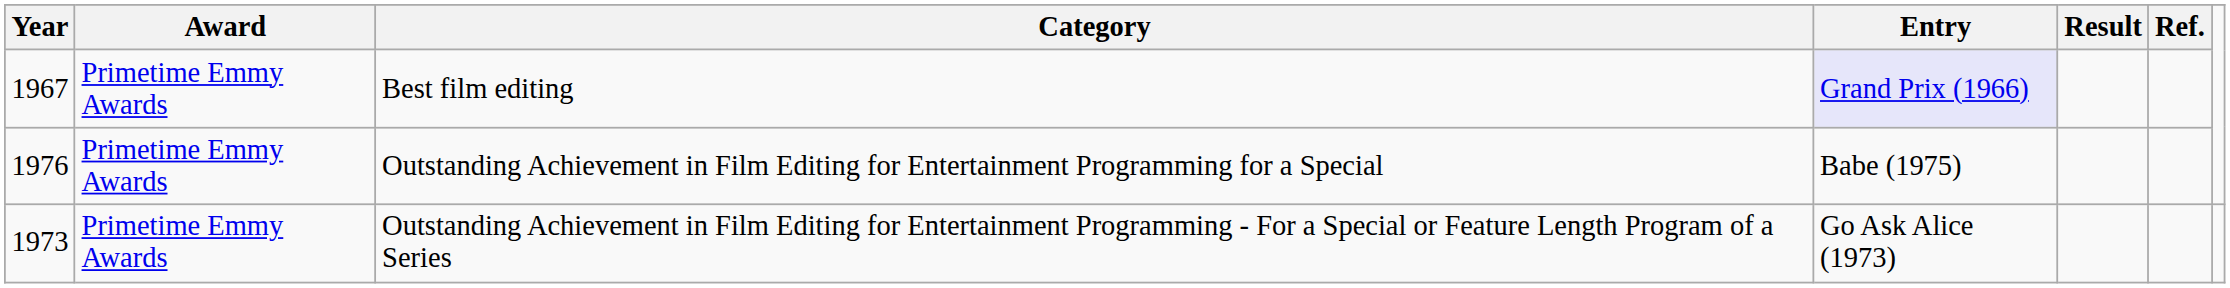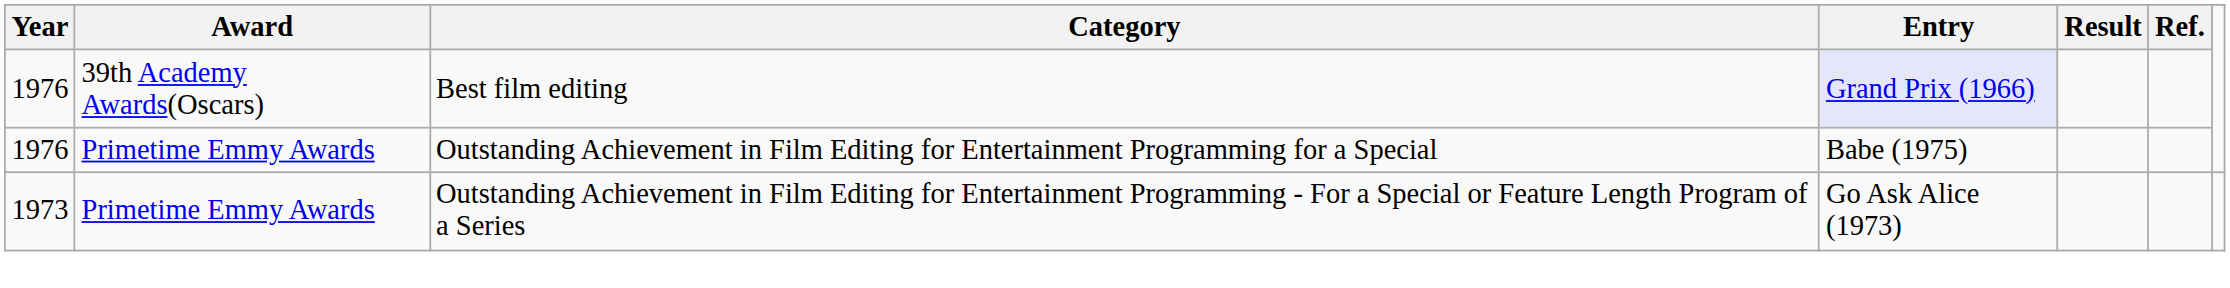(40, 88) 1967 -> (40, 88) 1976
(182, 88) Primetime Emmy Awards -> (173, 88) 39th Academy Awards(Oscars)
